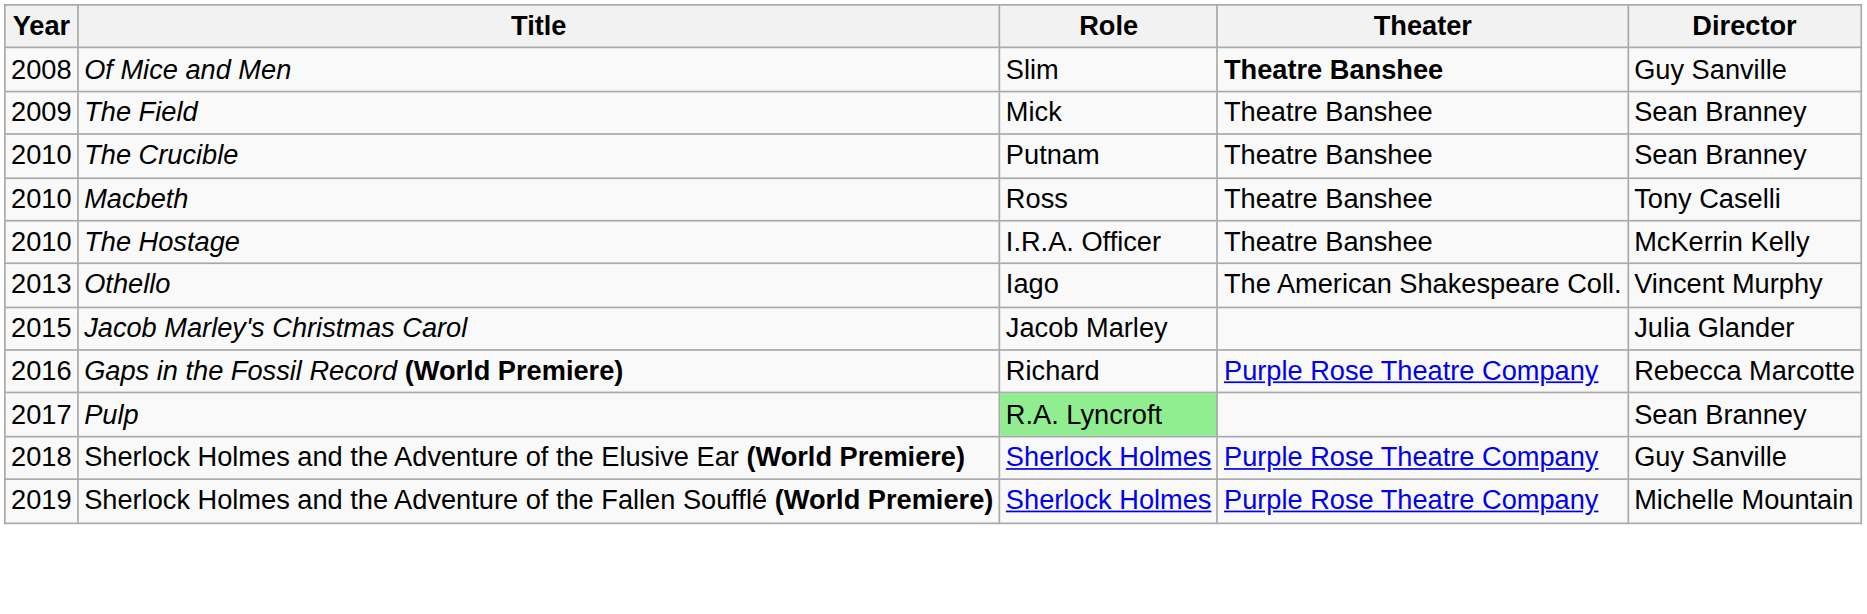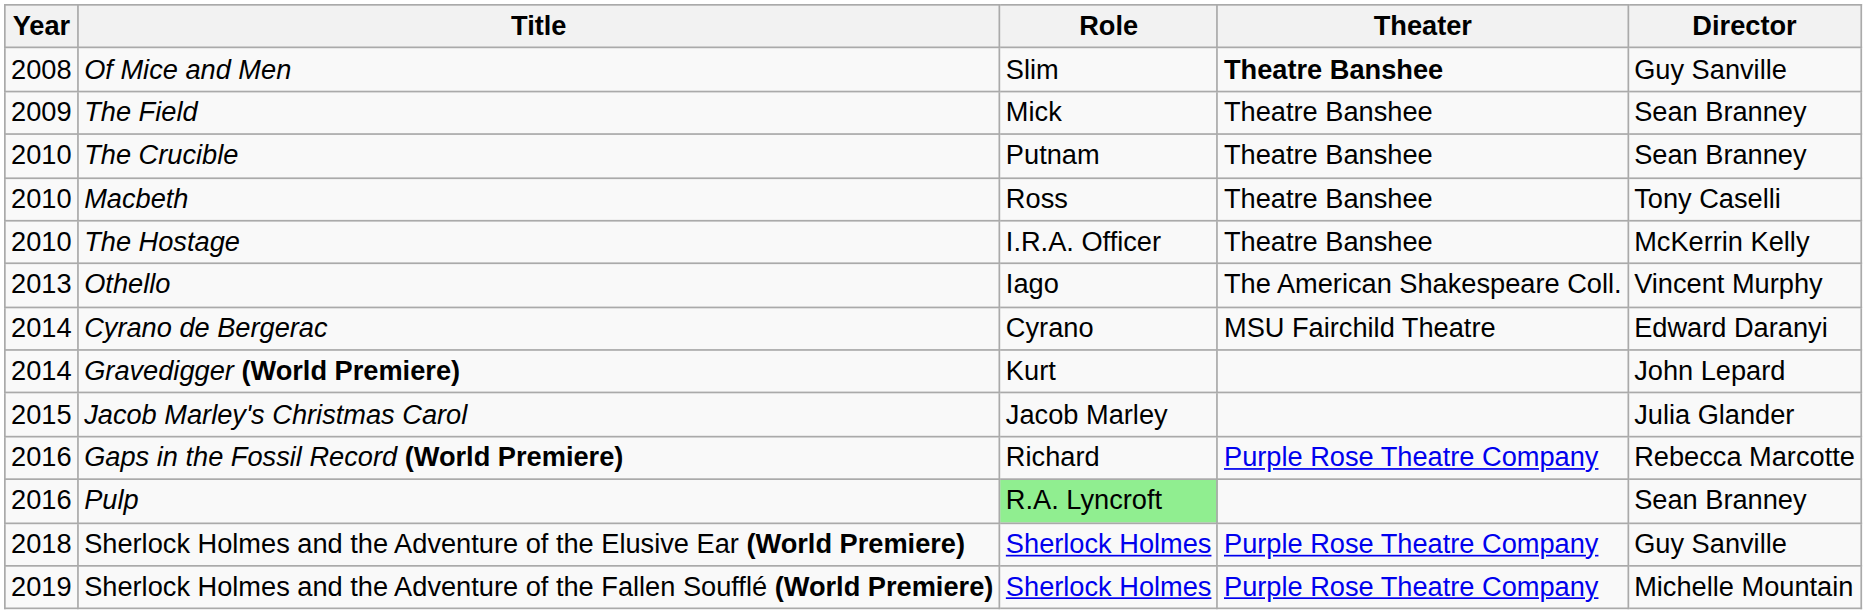+ row: (206, 328)
+ row: (272, 371)
(41, 414) 2017 -> (41, 500) 2016
